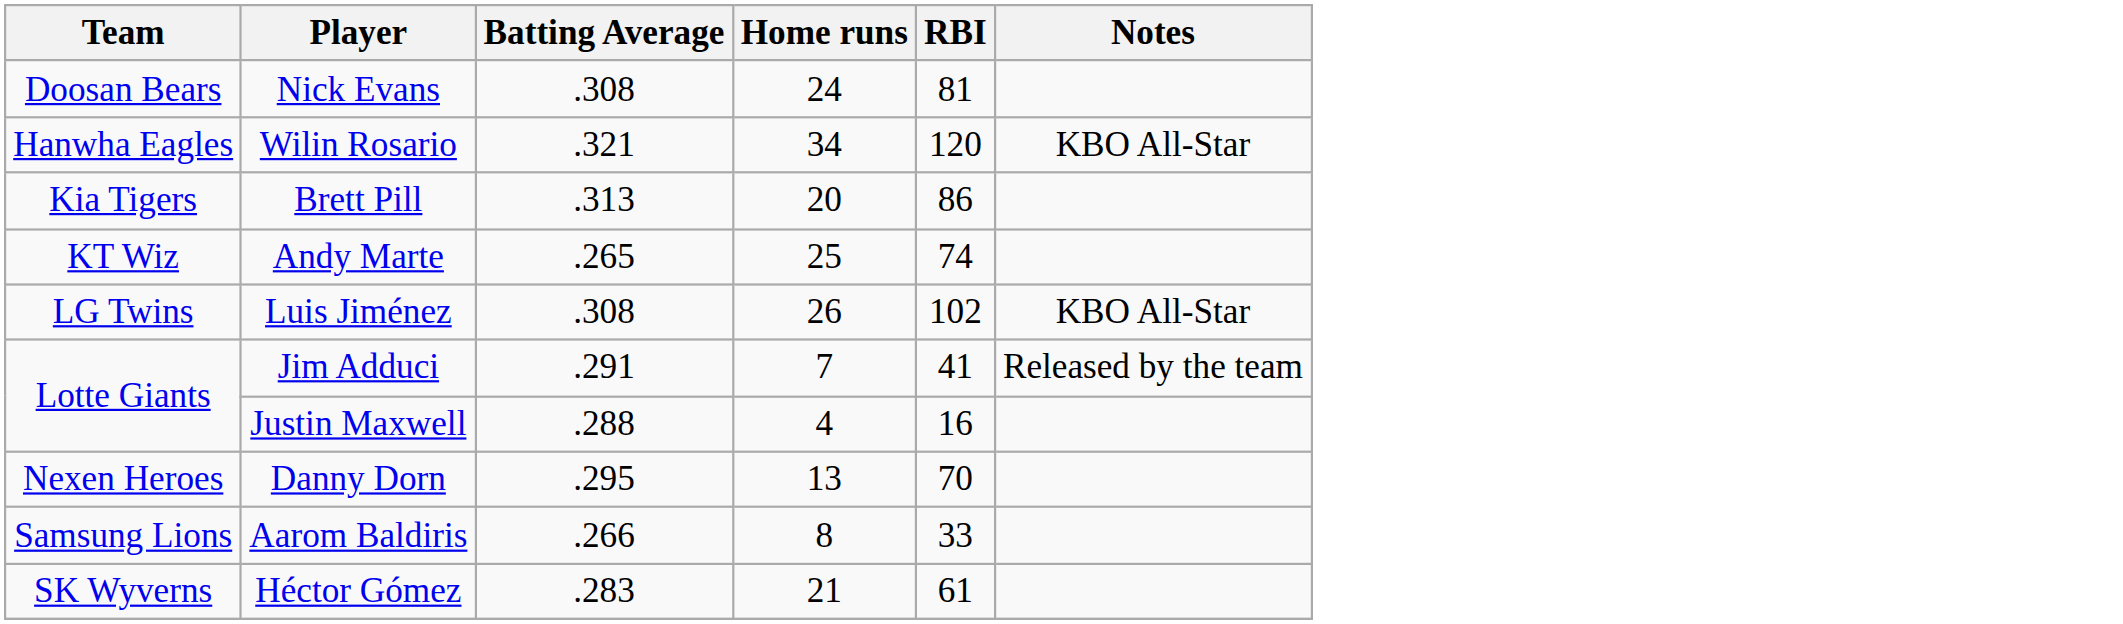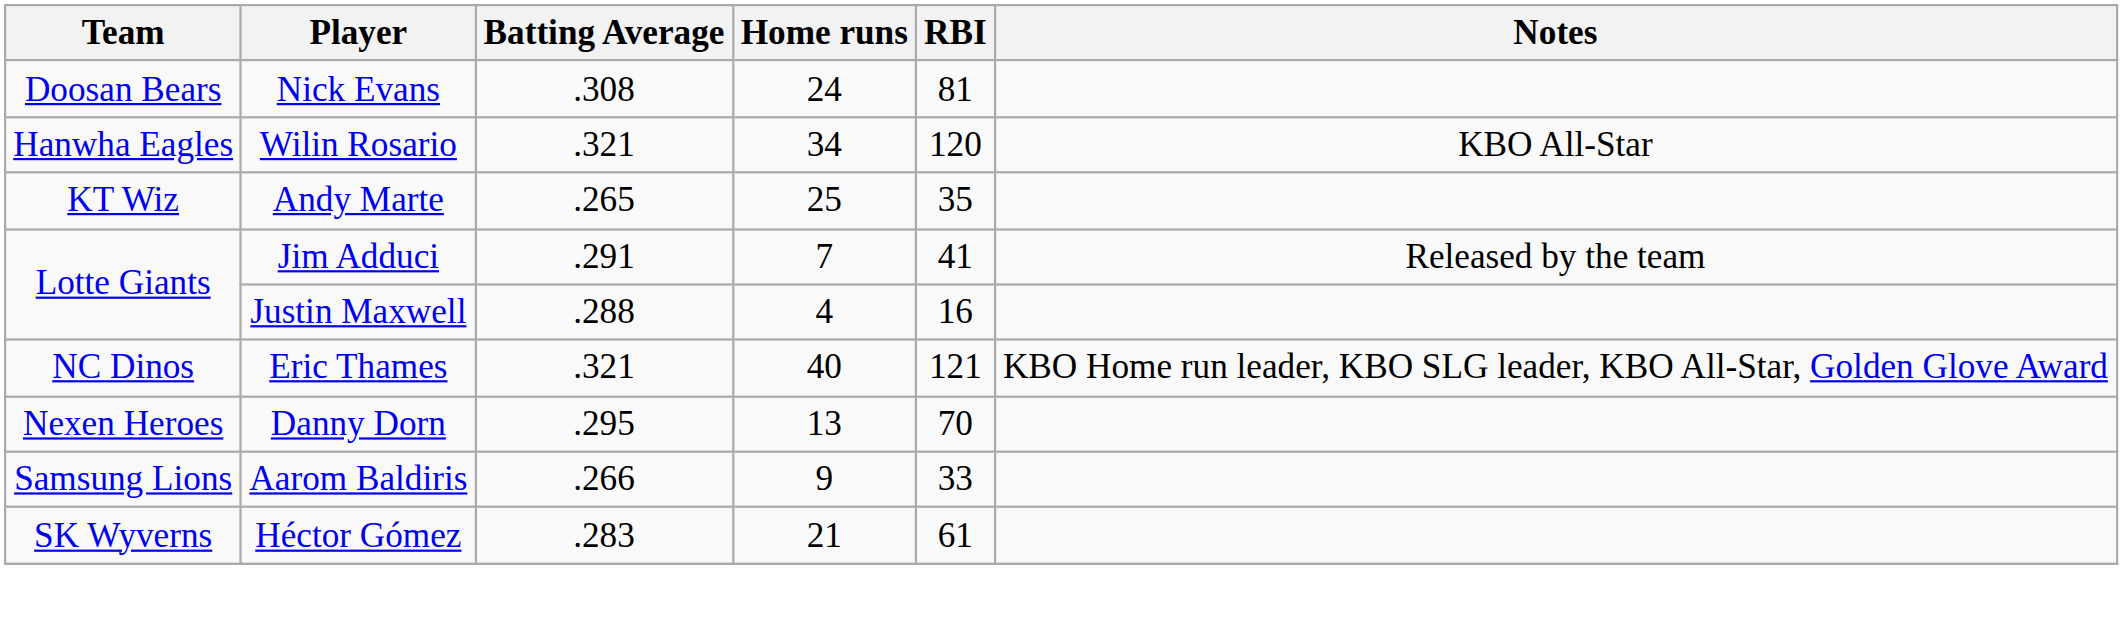- row: (358, 199)
(955, 255) 74 -> (955, 199) 35
- row: (358, 311)
+ row: (358, 367)
(824, 534) 8 -> (824, 479) 9
